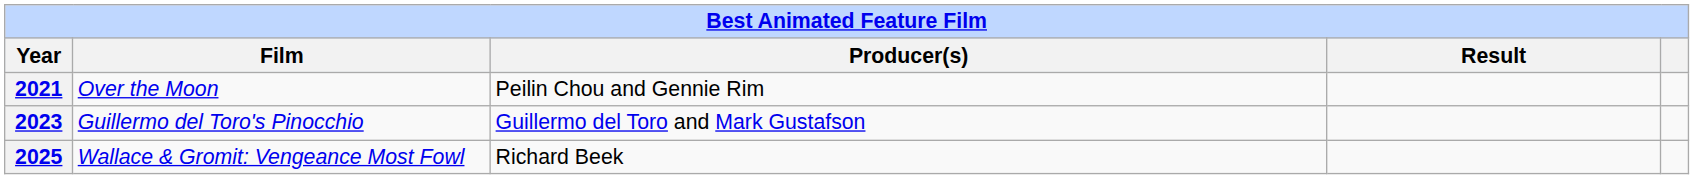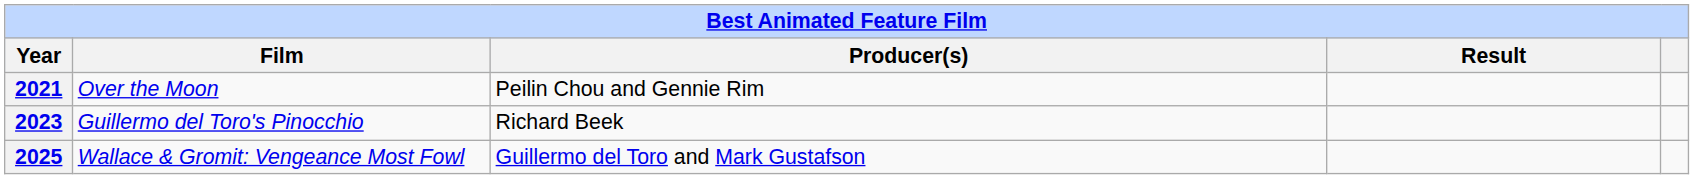(681, 122) Guillermo del Toro and Mark Gustafson -> (559, 122) Richard Beek
(559, 156) Richard Beek -> (681, 156) Guillermo del Toro and Mark Gustafson
